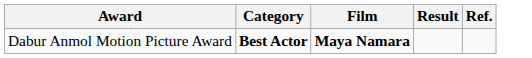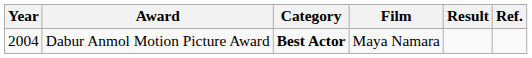+ column: (23, 16)
(362, 41) bold -> (396, 41) normal
